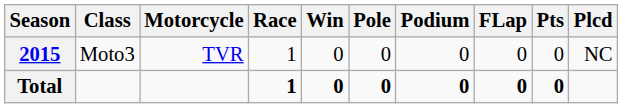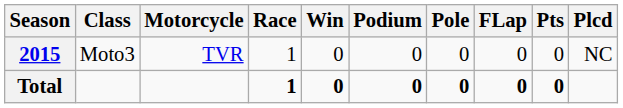columns swapped: (435, 20) <-> (372, 20)
